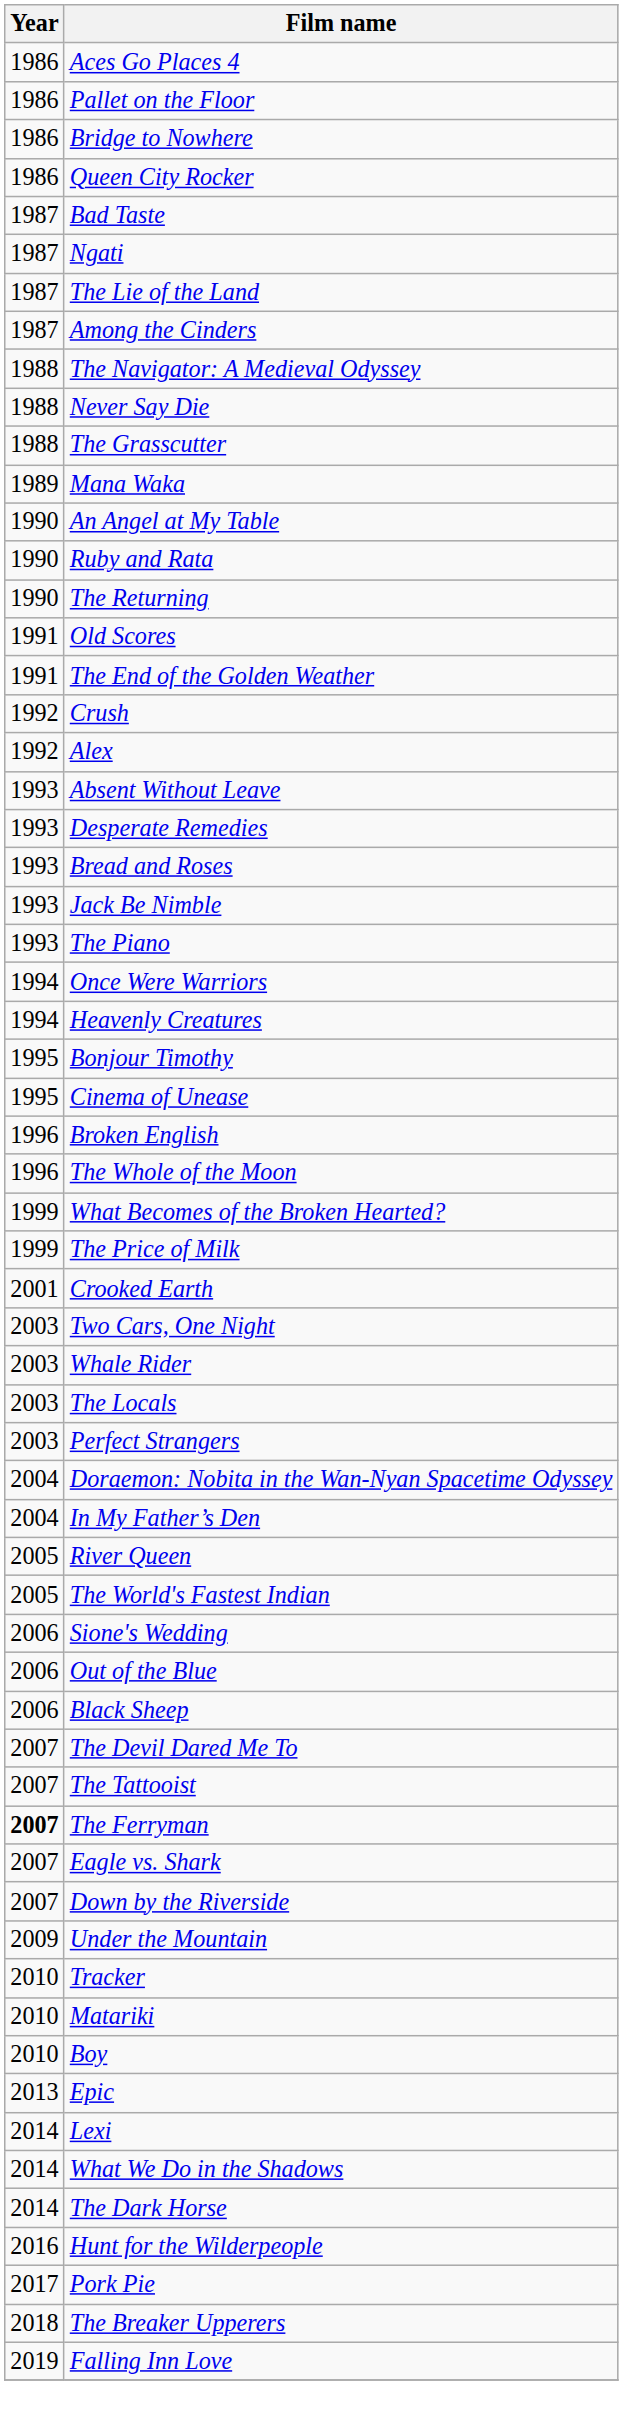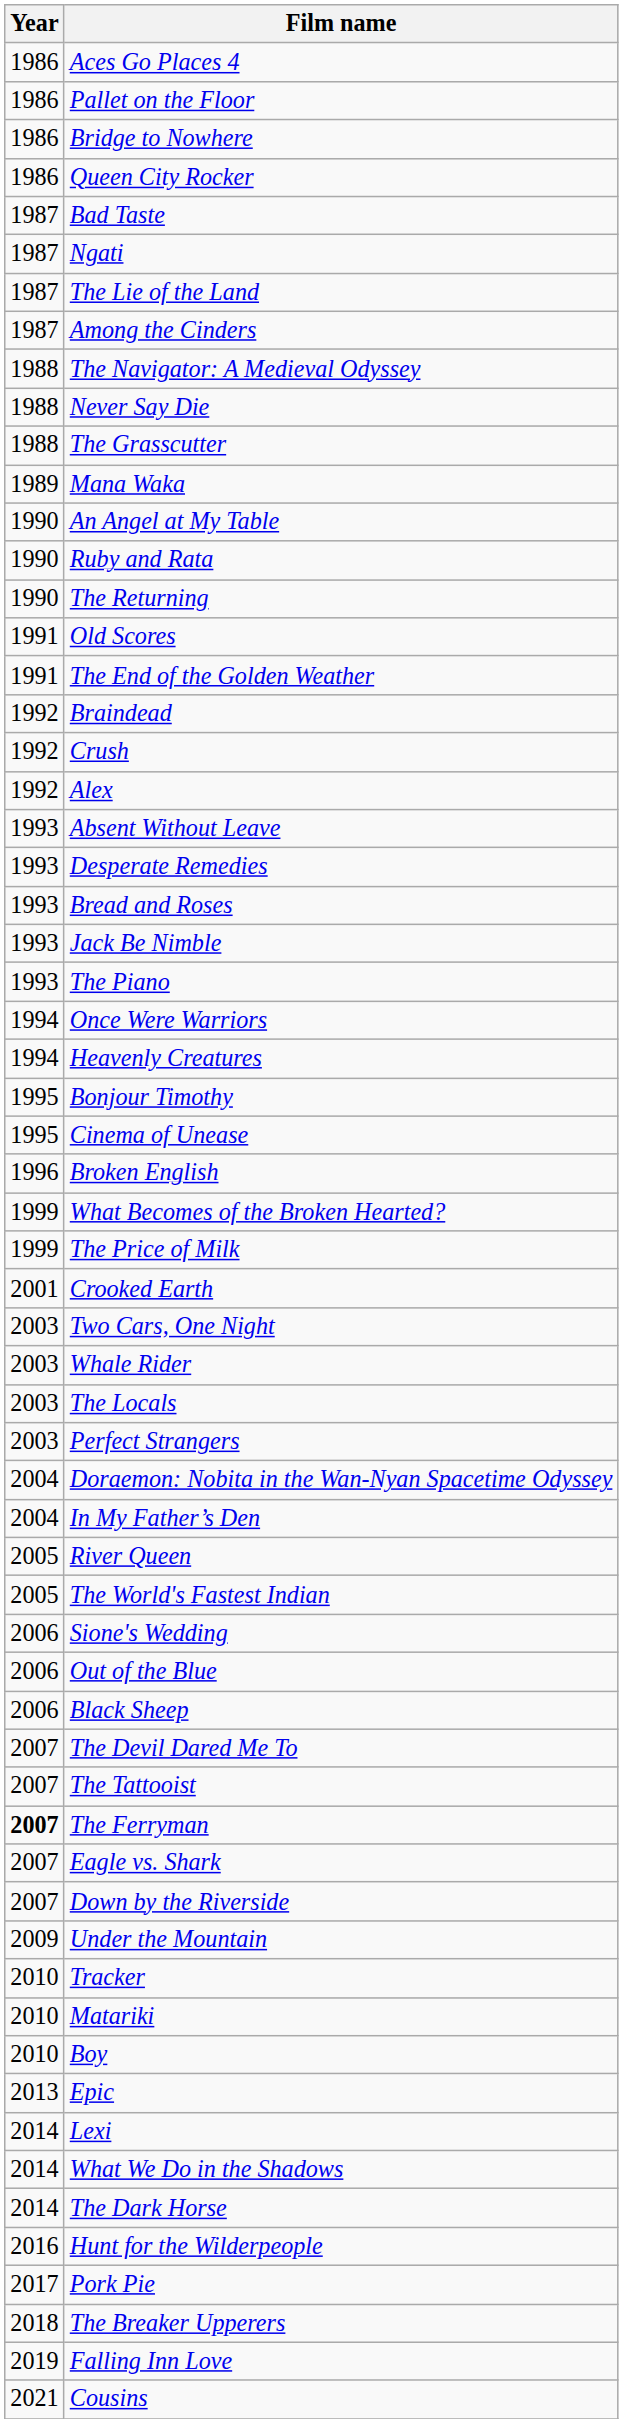+ row: (121, 713)
- row: (183, 1173)
+ row: (109, 2399)
